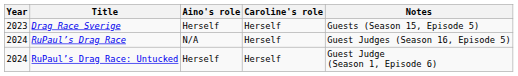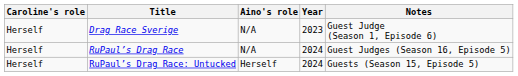columns swapped: (17, 11) <-> (284, 11)
(201, 26) Herself -> (248, 31) N/A
(403, 26) Guests (Season 15, Episode 5) -> (382, 31) Guest Judge (Season 1, Episode 6)
(382, 59) Guest Judge (Season 1, Episode 6) -> (403, 64) Guests (Season 15, Episode 5)
